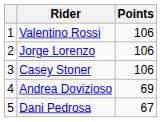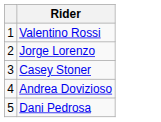- column: (136, 14)
